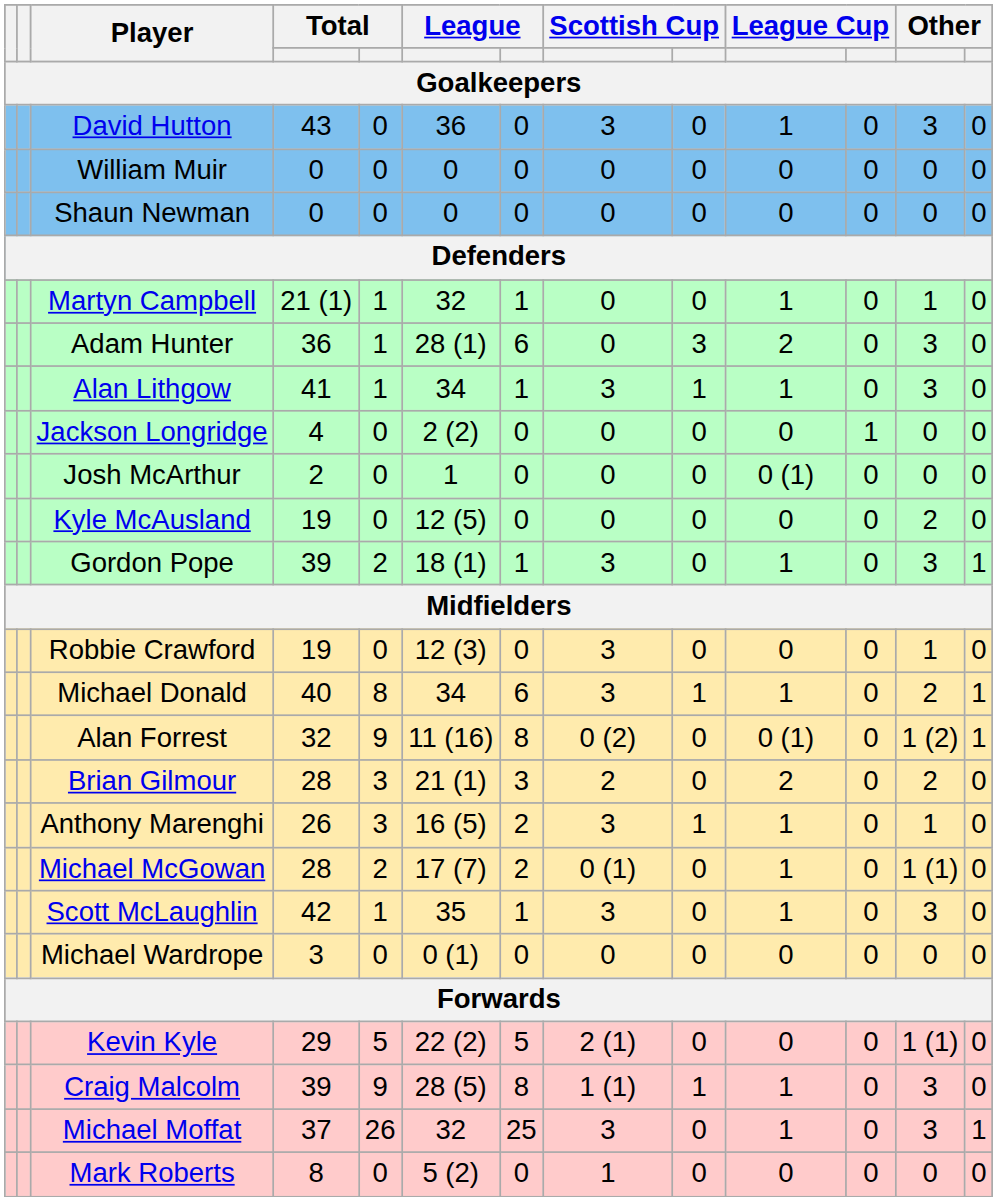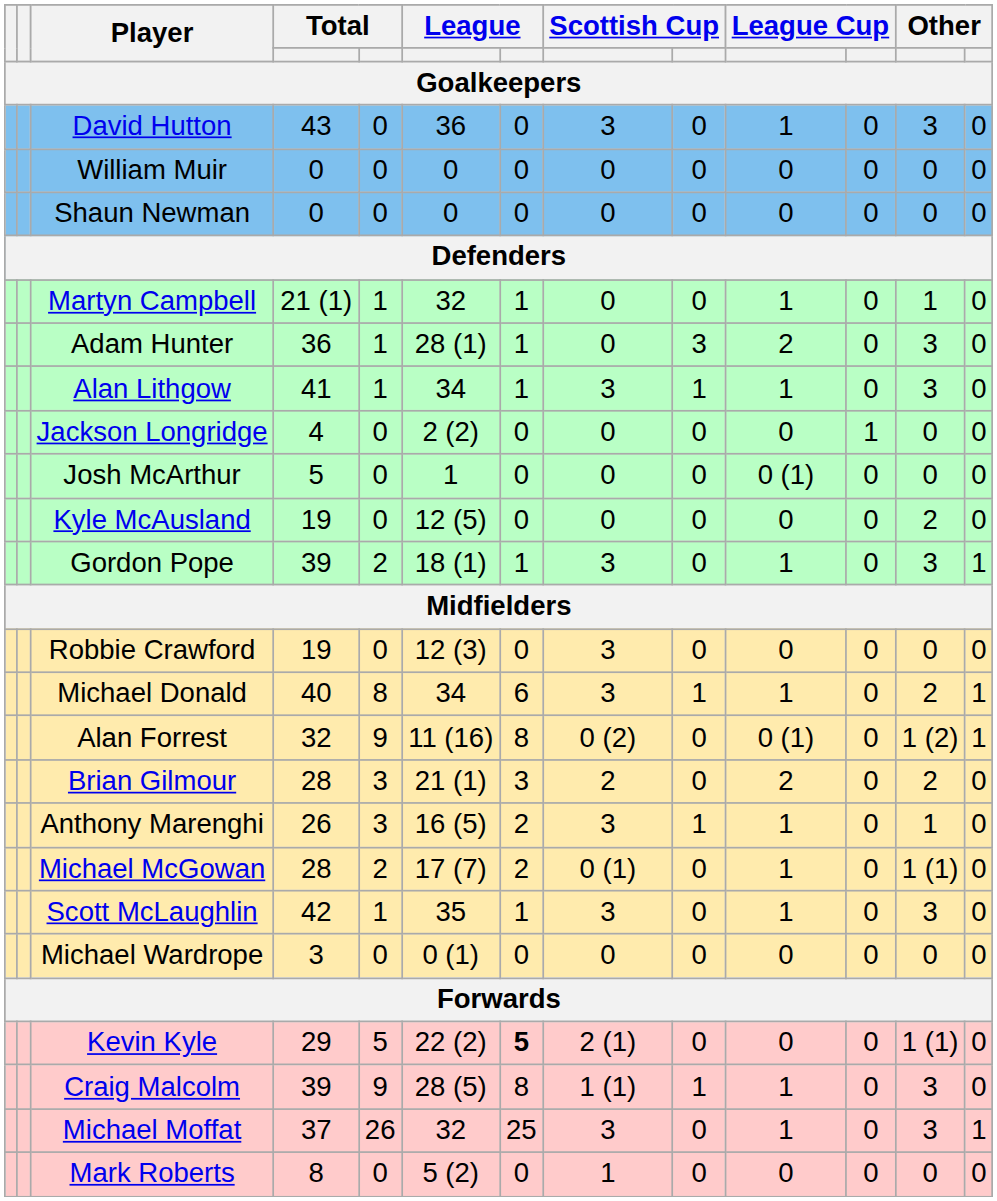(521, 344) 6 -> (521, 344) 1
(316, 475) 2 -> (316, 475) 5
(930, 650) 1 -> (930, 650) 0
(521, 1042) normal -> (521, 1042) bold
